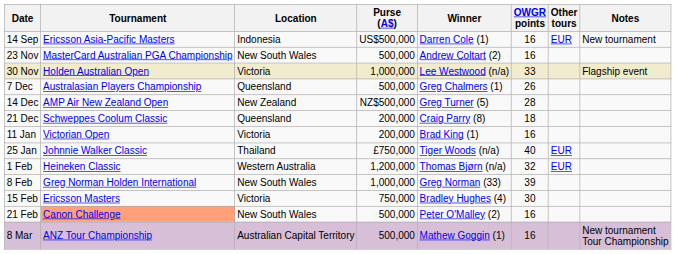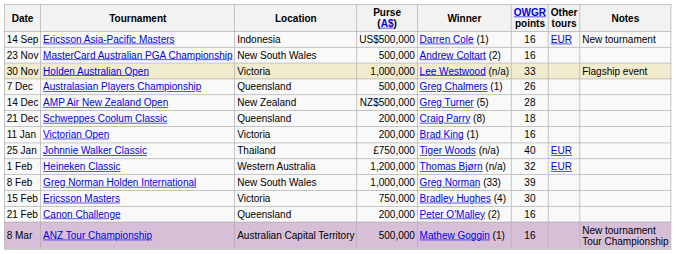(82, 214) lightsalmon background -> (82, 214) no background
(277, 214) New South Wales -> (264, 214) Queensland
(397, 214) 500,000 -> (397, 214) 200,000
